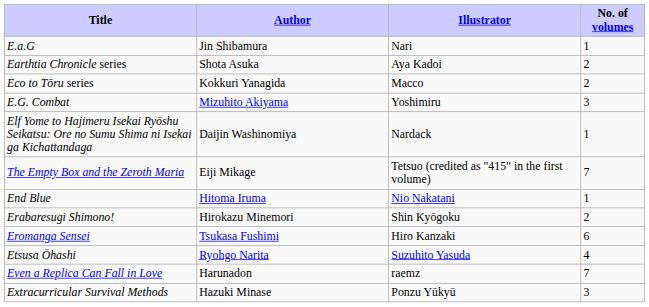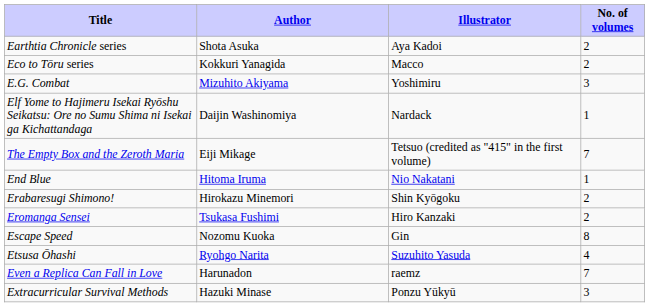- row: (21, 45)
(586, 236) 6 -> (586, 217) 2
+ row: (40, 236)
